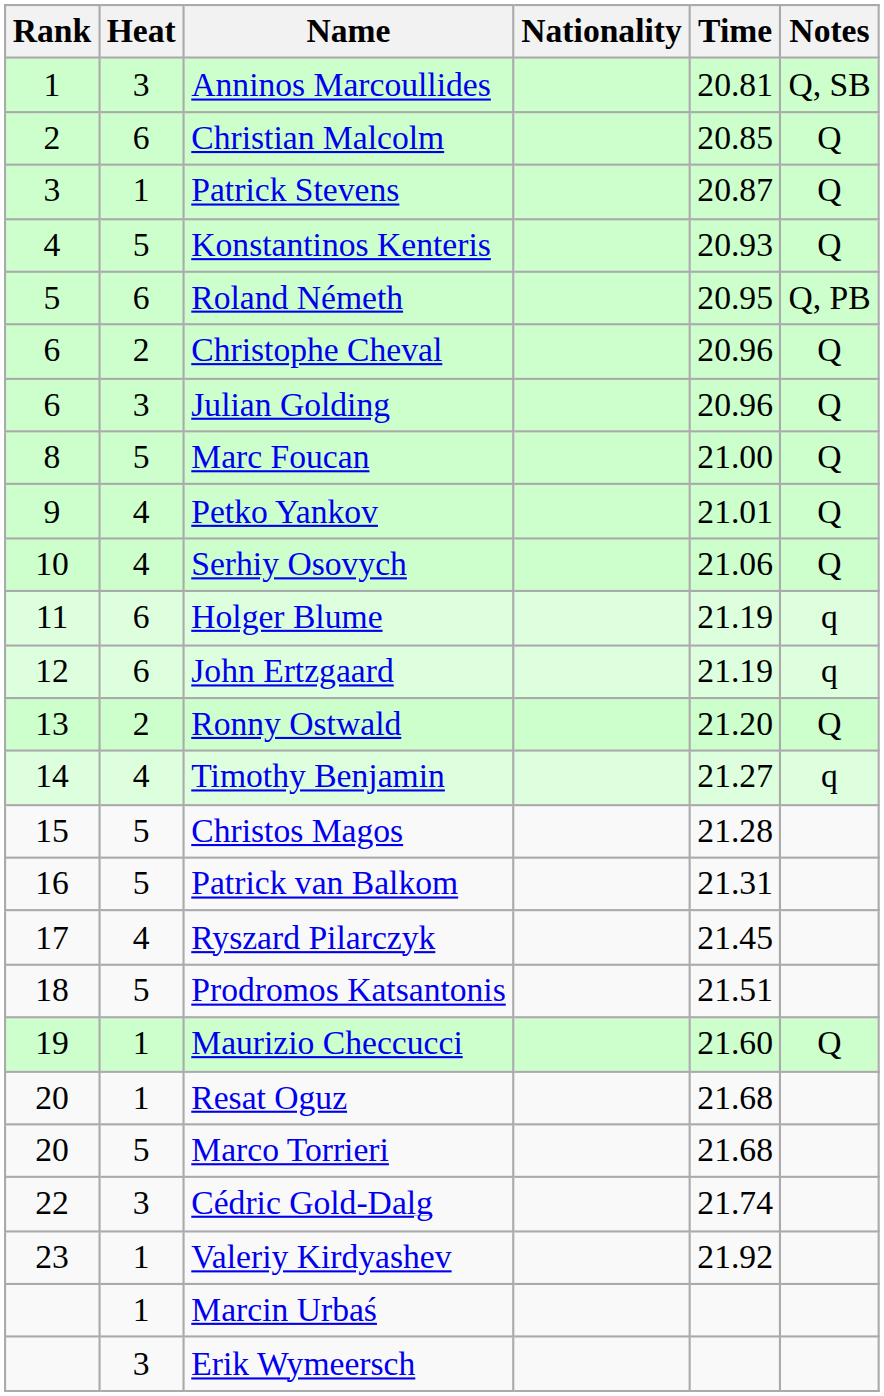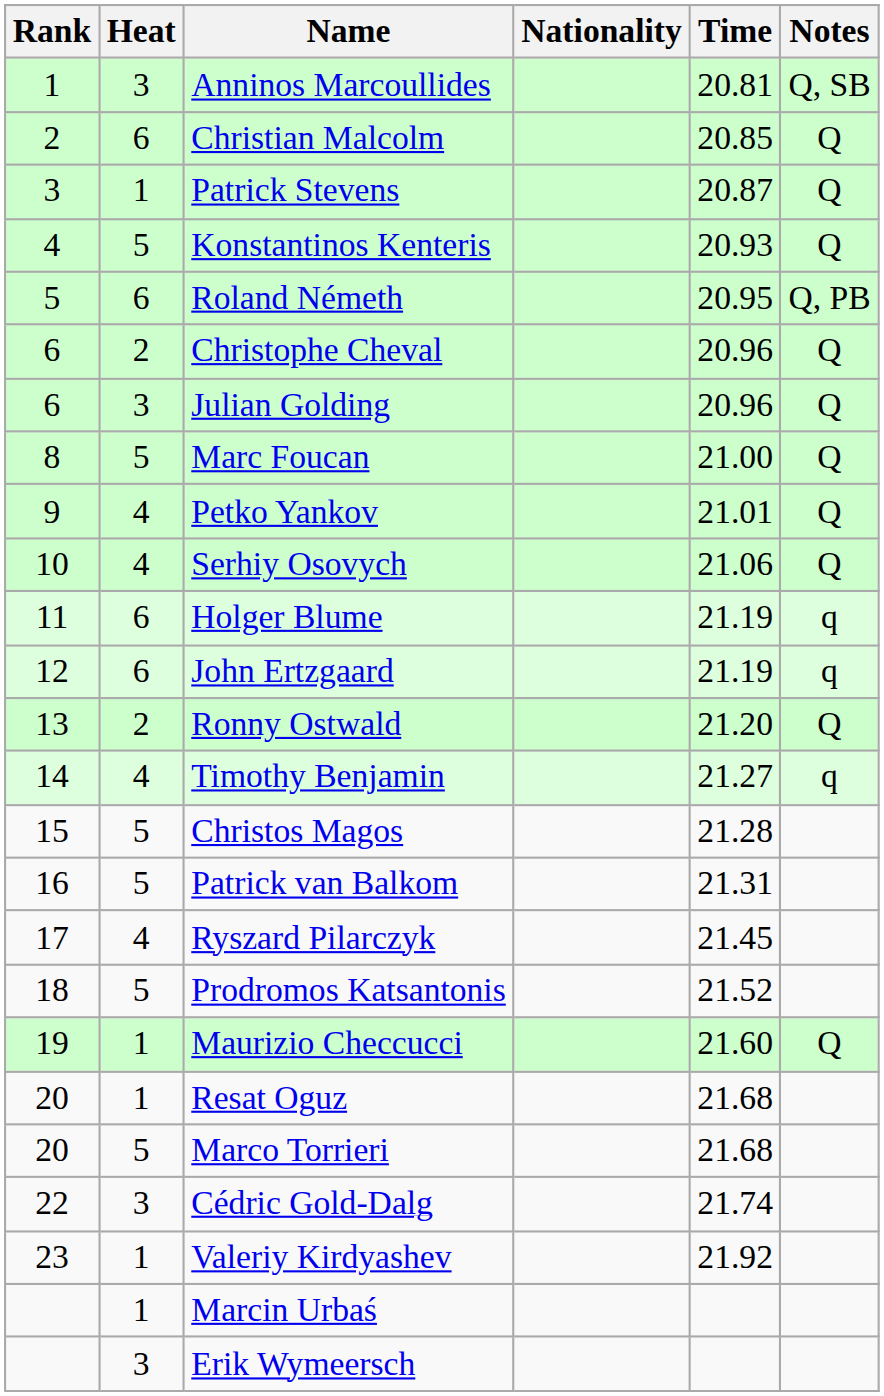(735, 990) 21.51 -> (735, 990) 21.52
